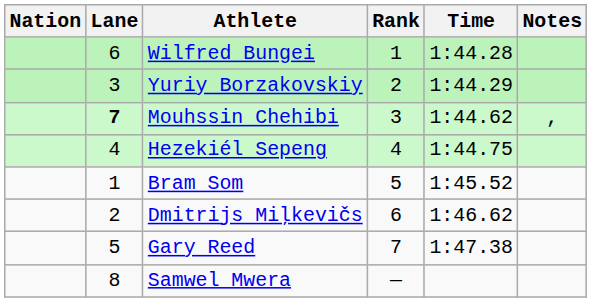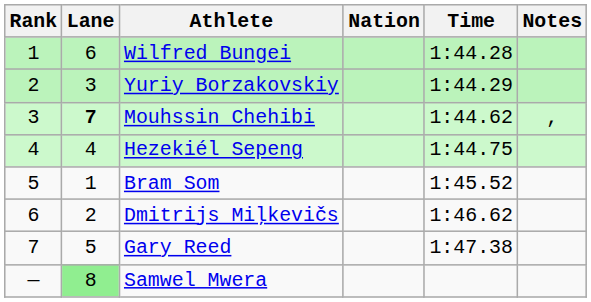columns swapped: (396, 21) <-> (45, 21)
(114, 280) no background -> (91, 280) lightgreen background
